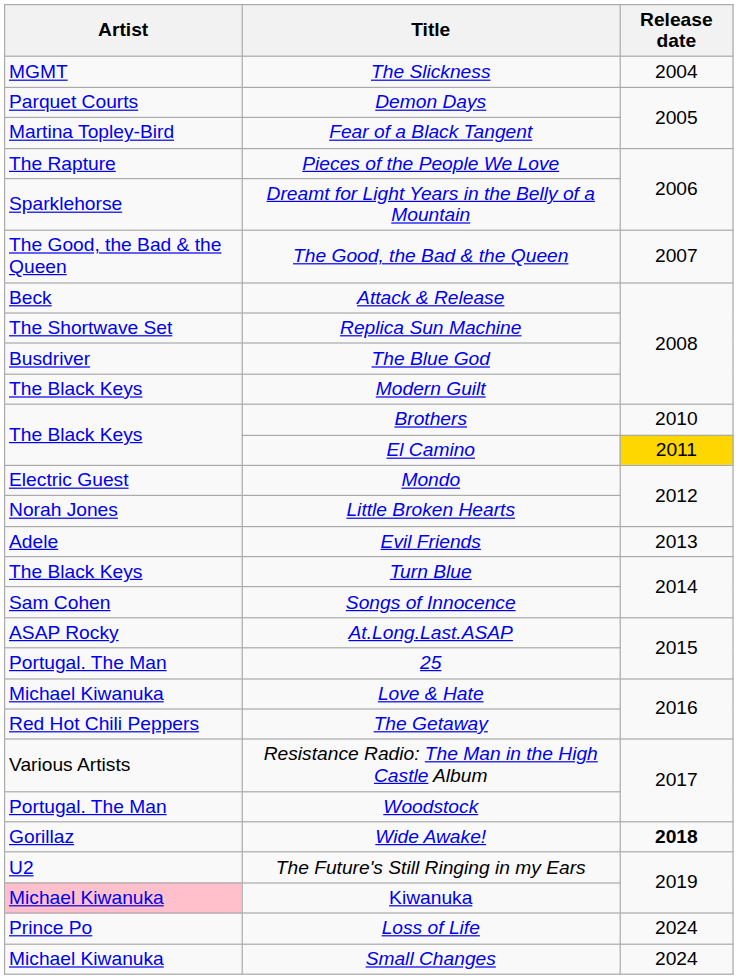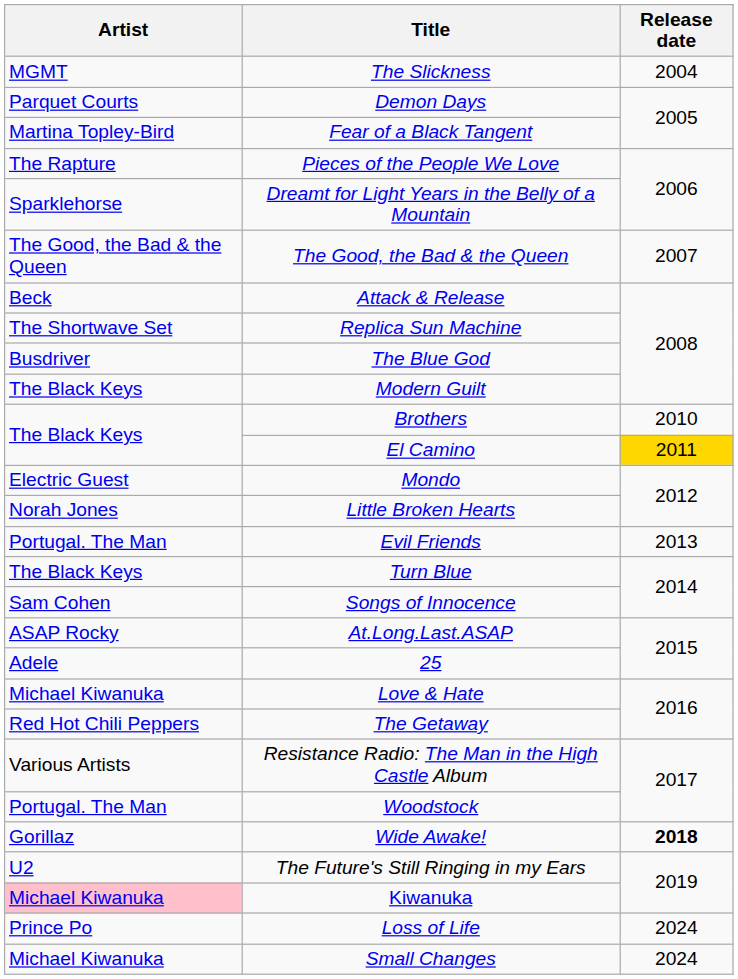(34, 541) Adele -> (88, 541) Portugal. The Man
(88, 663) Portugal. The Man -> (34, 663) Adele
